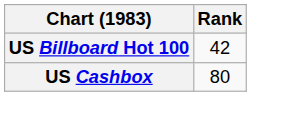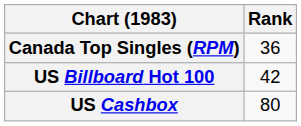+ row: (124, 47)
